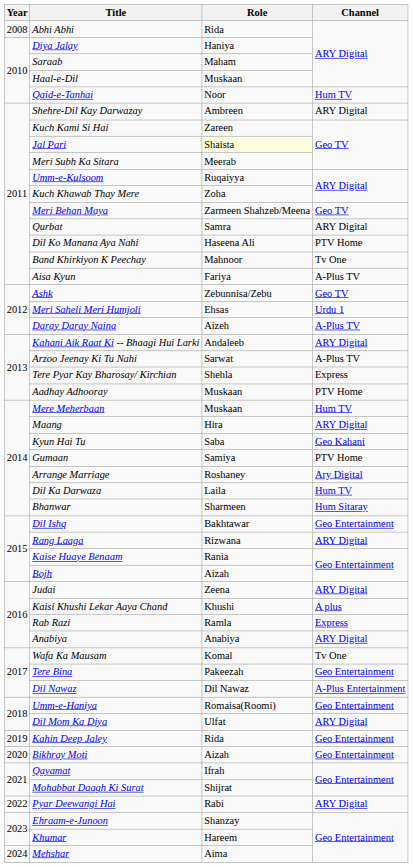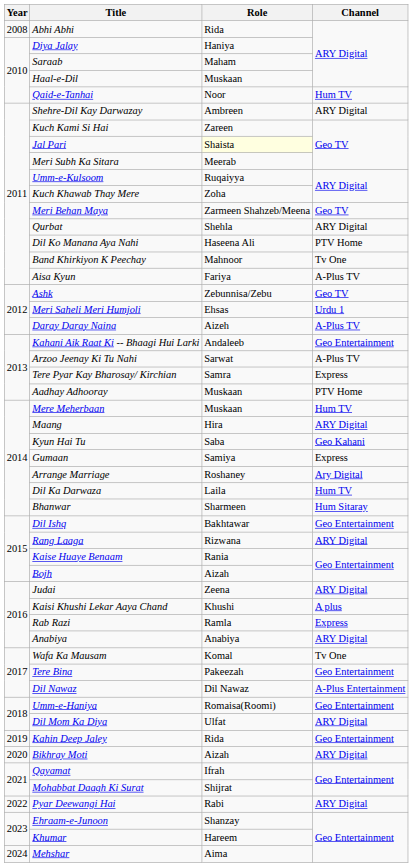(217, 227) Samra -> (218, 227) Shehla
(341, 342) ARY Digital -> (354, 342) Geo Entertainment
(218, 375) Shehla -> (217, 375) Samra
(339, 458) PTV Home -> (331, 458) Express
(354, 754) Geo Entertainment -> (341, 754) ARY Digital
